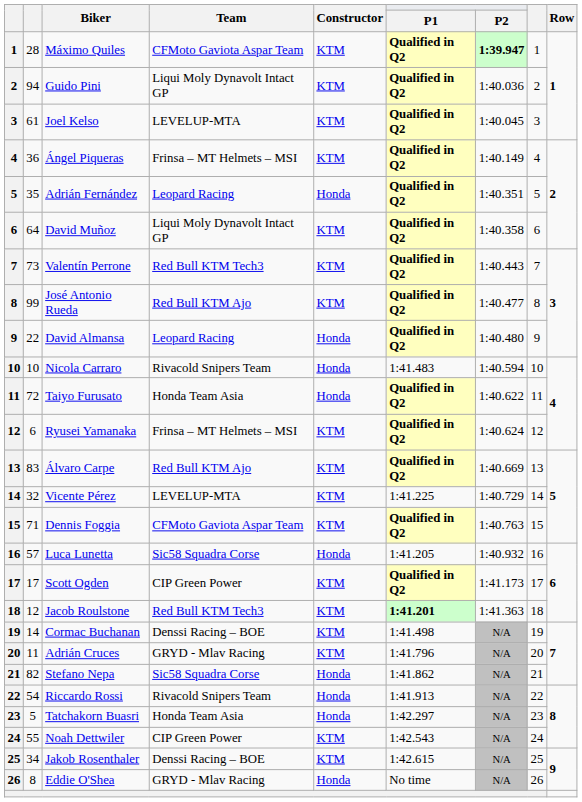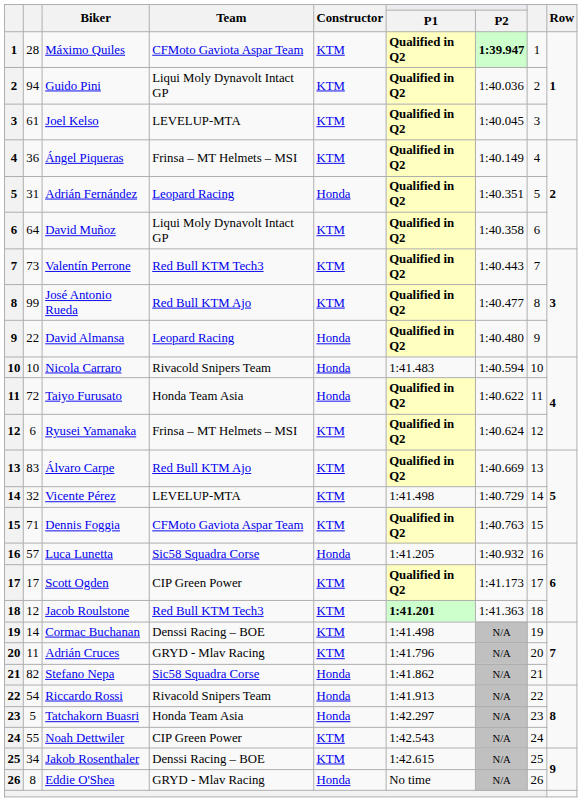(33, 193) 35 -> (33, 193) 31
(412, 496) 1:41.225 -> (412, 496) 1:41.498
